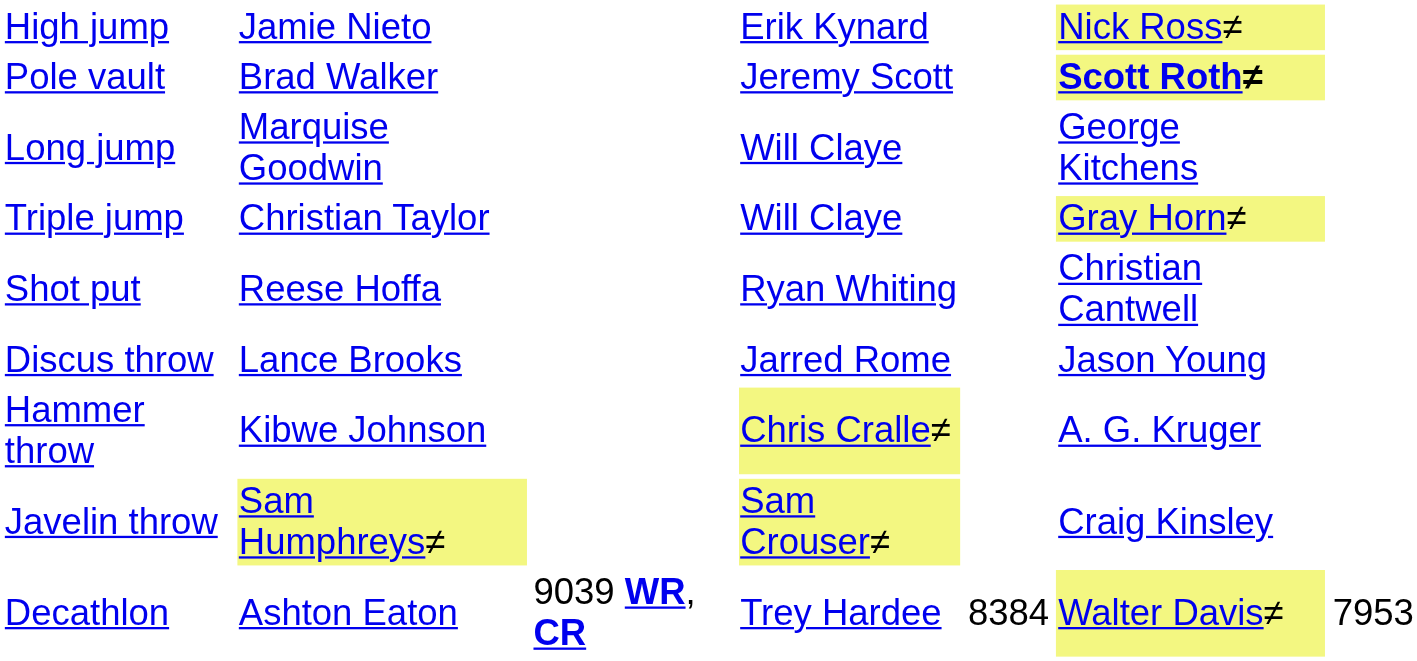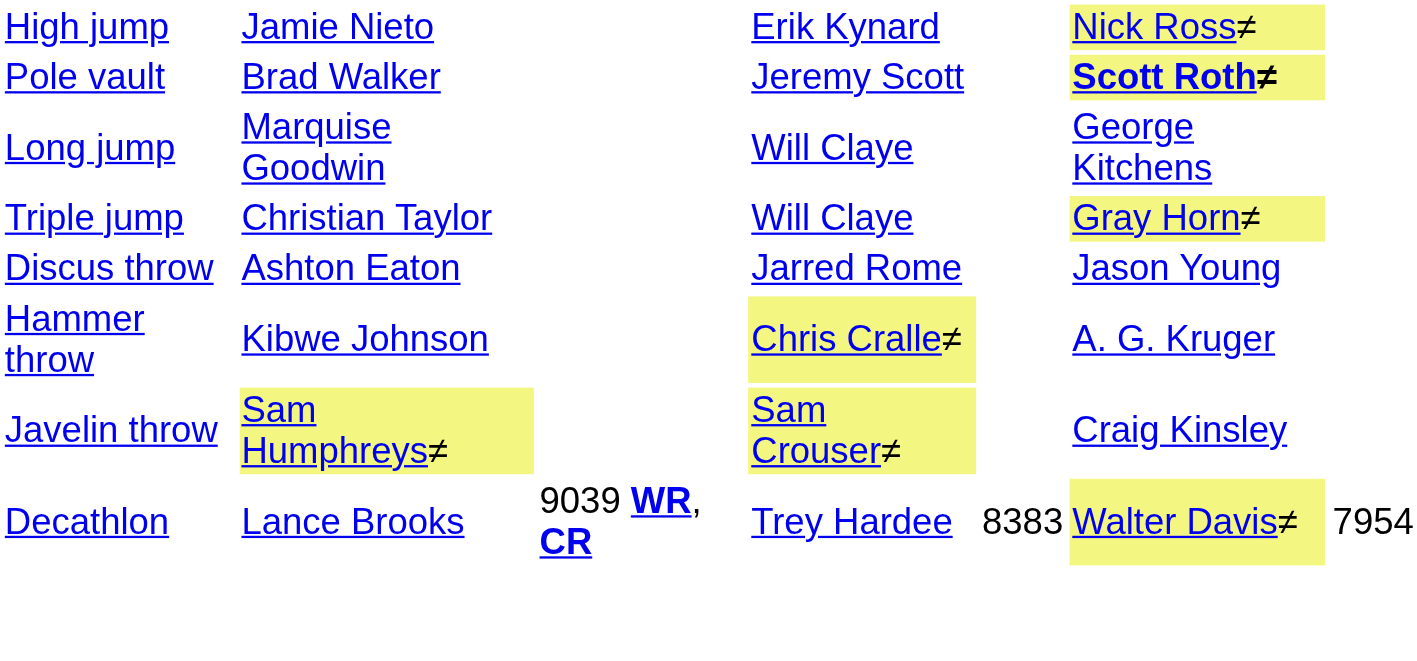- row: (73, 288)
(350, 359) Lance Brooks -> (351, 268) Ashton Eaton
(348, 612) Ashton Eaton -> (353, 521) Lance Brooks
(1009, 612) 8384 -> (1023, 521) 8383
(1373, 612) 7953 -> (1373, 521) 7954
